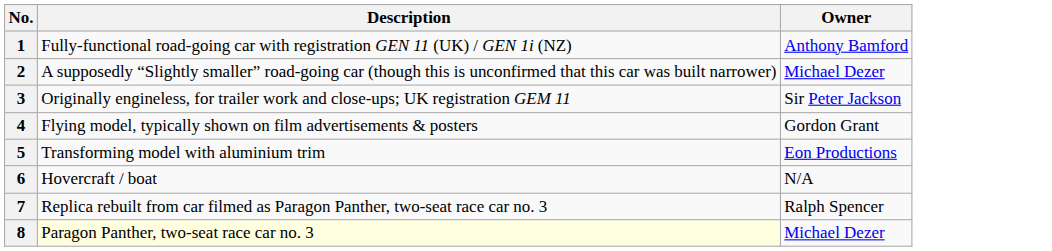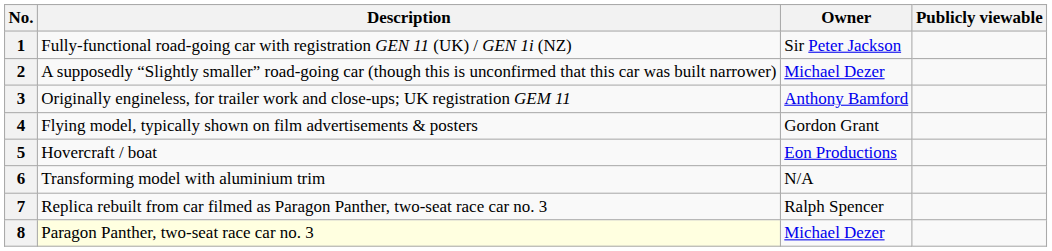+ column: (979, 17)
(846, 44) Anthony Bamford -> (843, 44) Sir Peter Jackson
(843, 98) Sir Peter Jackson -> (846, 98) Anthony Bamford
(183, 152) Transforming model with aluminium trim -> (99, 152) Hovercraft / boat
(99, 179) Hovercraft / boat -> (183, 179) Transforming model with aluminium trim
